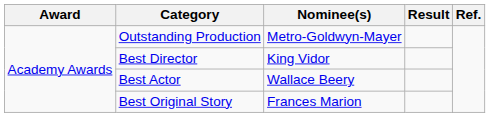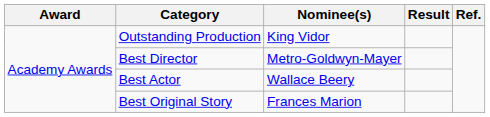(334, 36) Metro-Goldwyn-Mayer -> (298, 36) King Vidor
(298, 58) King Vidor -> (334, 58) Metro-Goldwyn-Mayer
